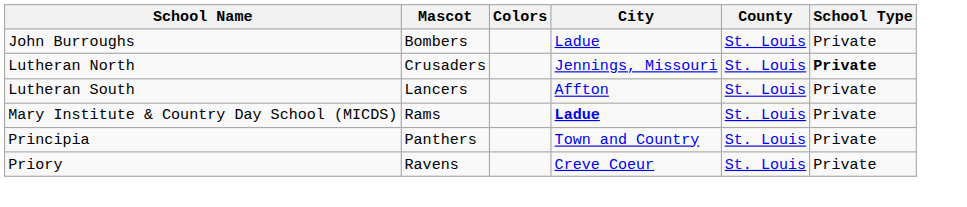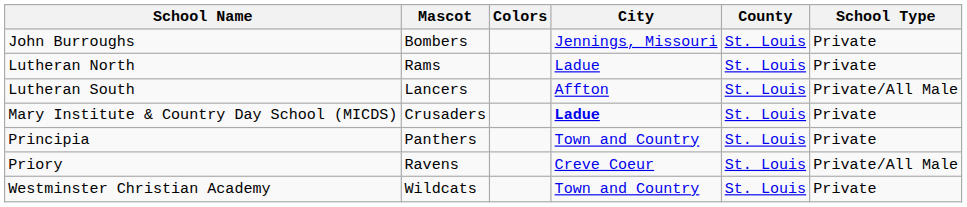(577, 41) Ladue -> (636, 41) Jennings, Missouri
(445, 66) Crusaders -> (423, 66) Rams
(636, 66) Jennings, Missouri -> (577, 66) Ladue
(845, 66) bold -> (845, 66) normal
(845, 91) Private -> (886, 91) Private/All Male
(423, 115) Rams -> (445, 115) Crusaders
(845, 164) Private -> (886, 164) Private/All Male
+ row: (139, 189)
